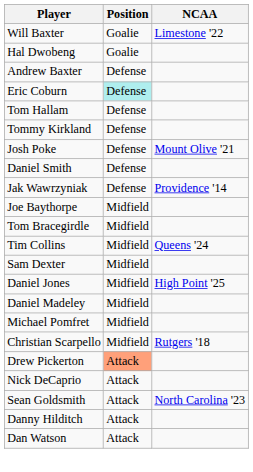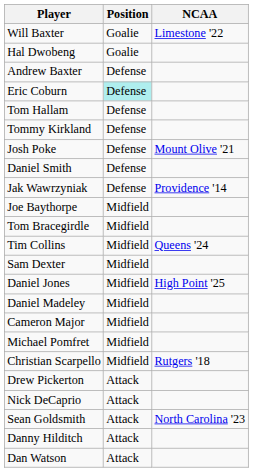+ row: (46, 322)
(123, 361) lightsalmon background -> (123, 380) no background
